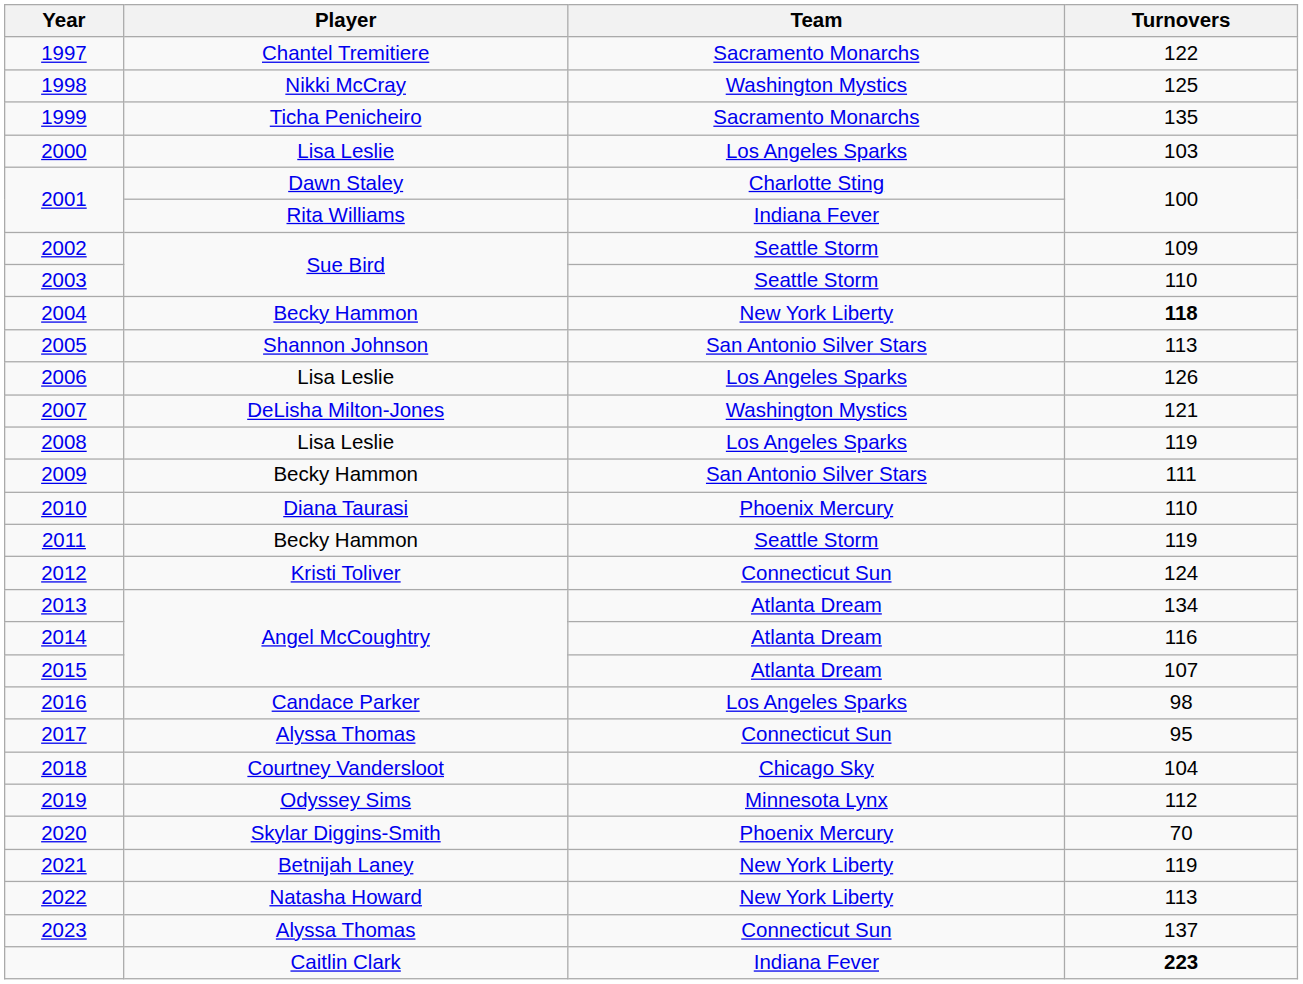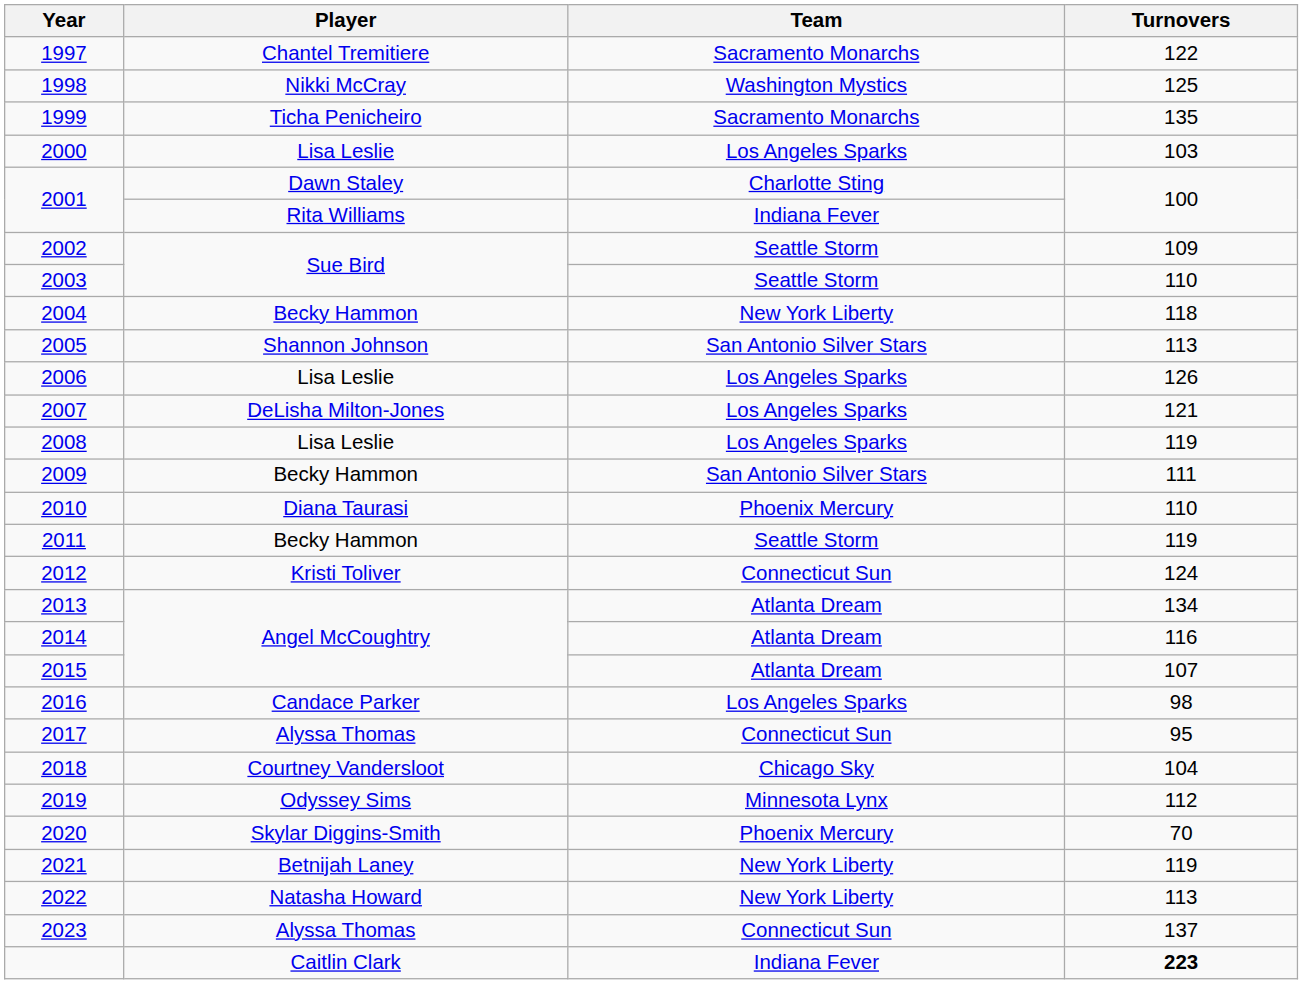(1181, 313) bold -> (1181, 313) normal
(816, 410) Washington Mystics -> (816, 410) Los Angeles Sparks
